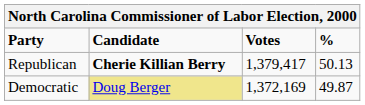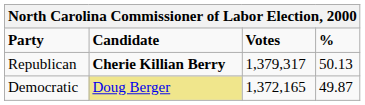(276, 64) 1,379,417 -> (276, 64) 1,379,317
(276, 87) 1,372,169 -> (276, 87) 1,372,165
